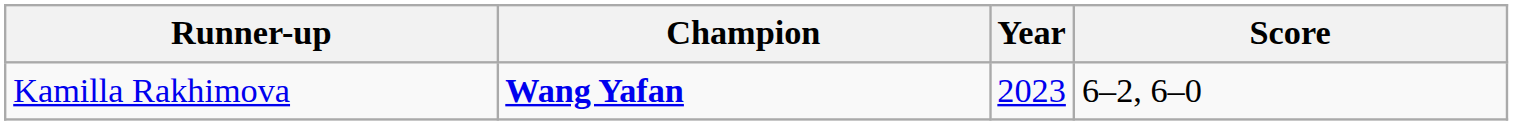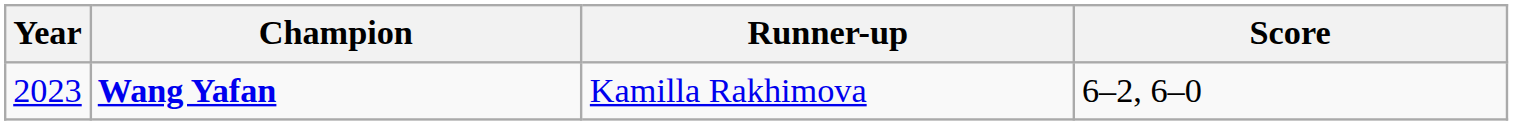columns swapped: (1032, 33) <-> (251, 33)
